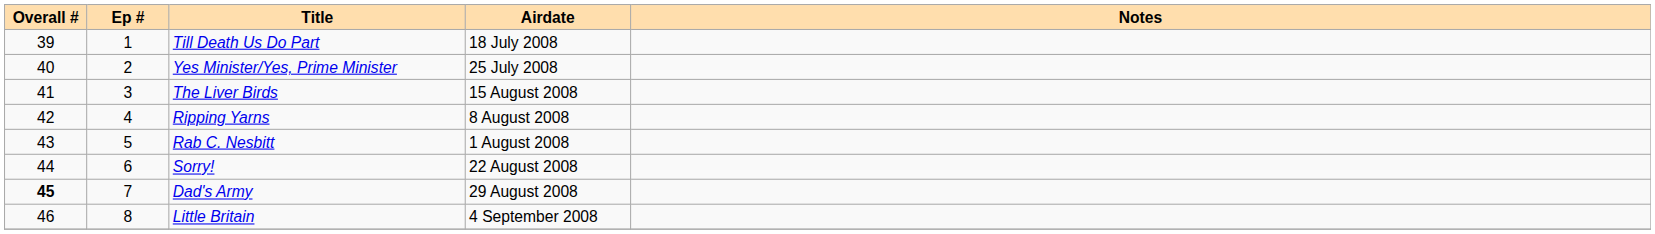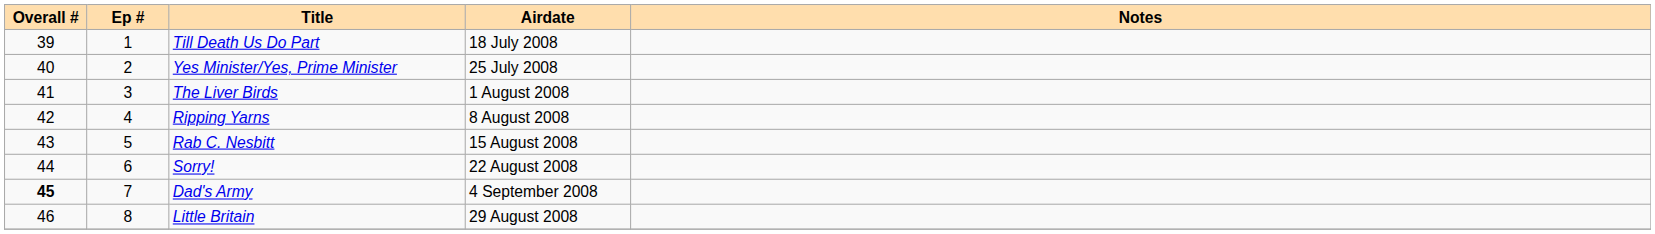(523, 92) 15 August 2008 -> (519, 92) 1 August 2008
(519, 142) 1 August 2008 -> (523, 142) 15 August 2008
(523, 192) 29 August 2008 -> (533, 192) 4 September 2008
(533, 217) 4 September 2008 -> (523, 217) 29 August 2008
